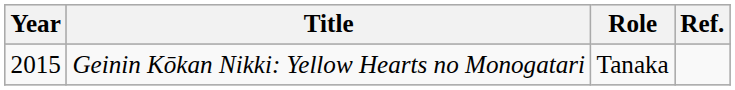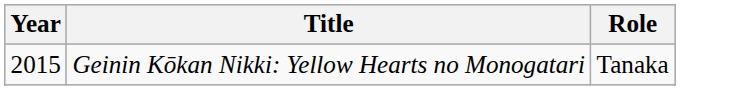- column: (702, 24)
